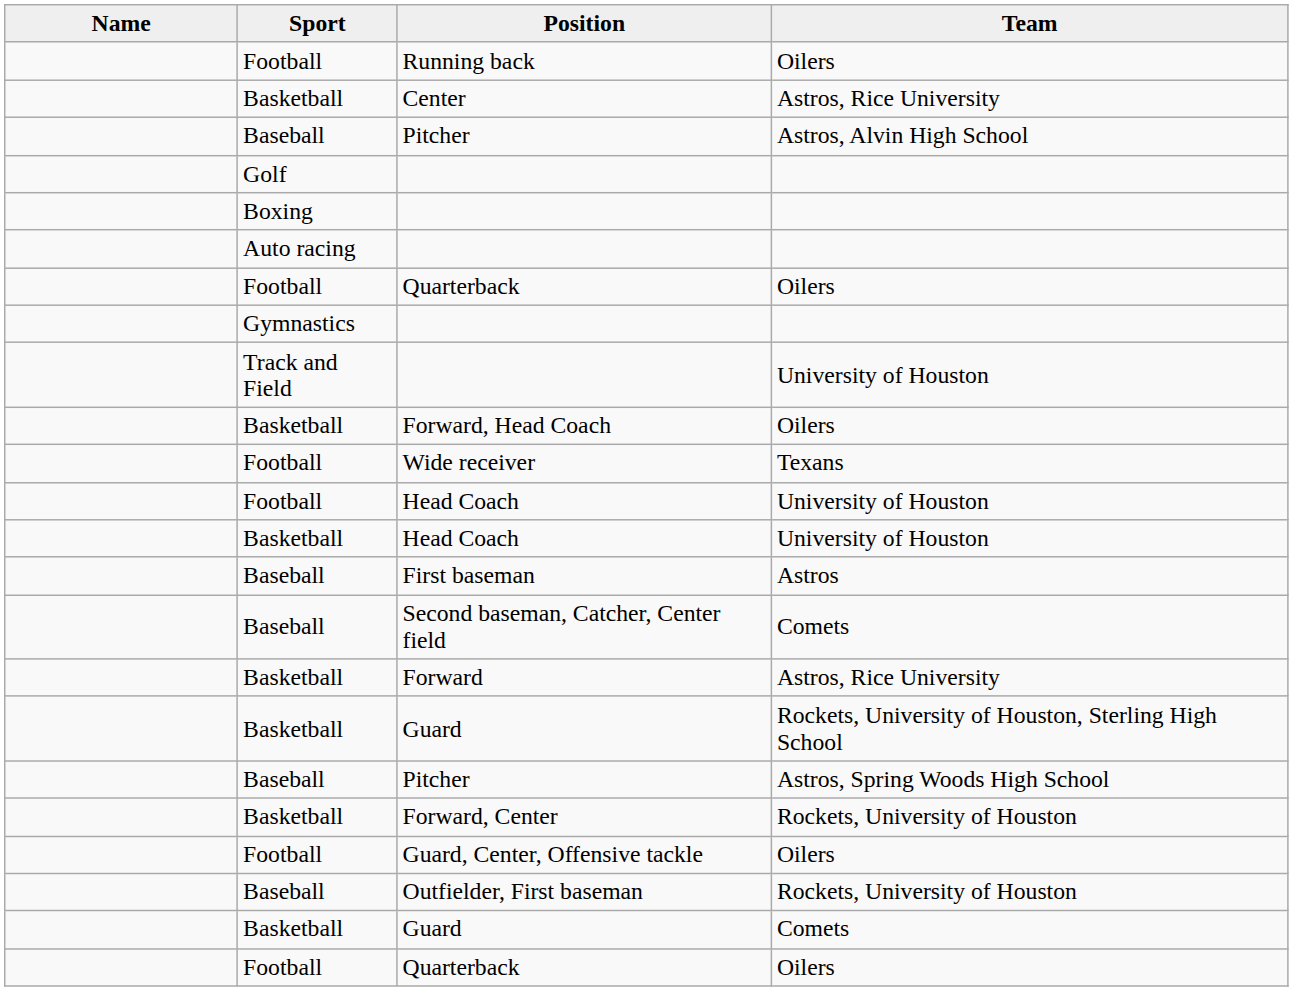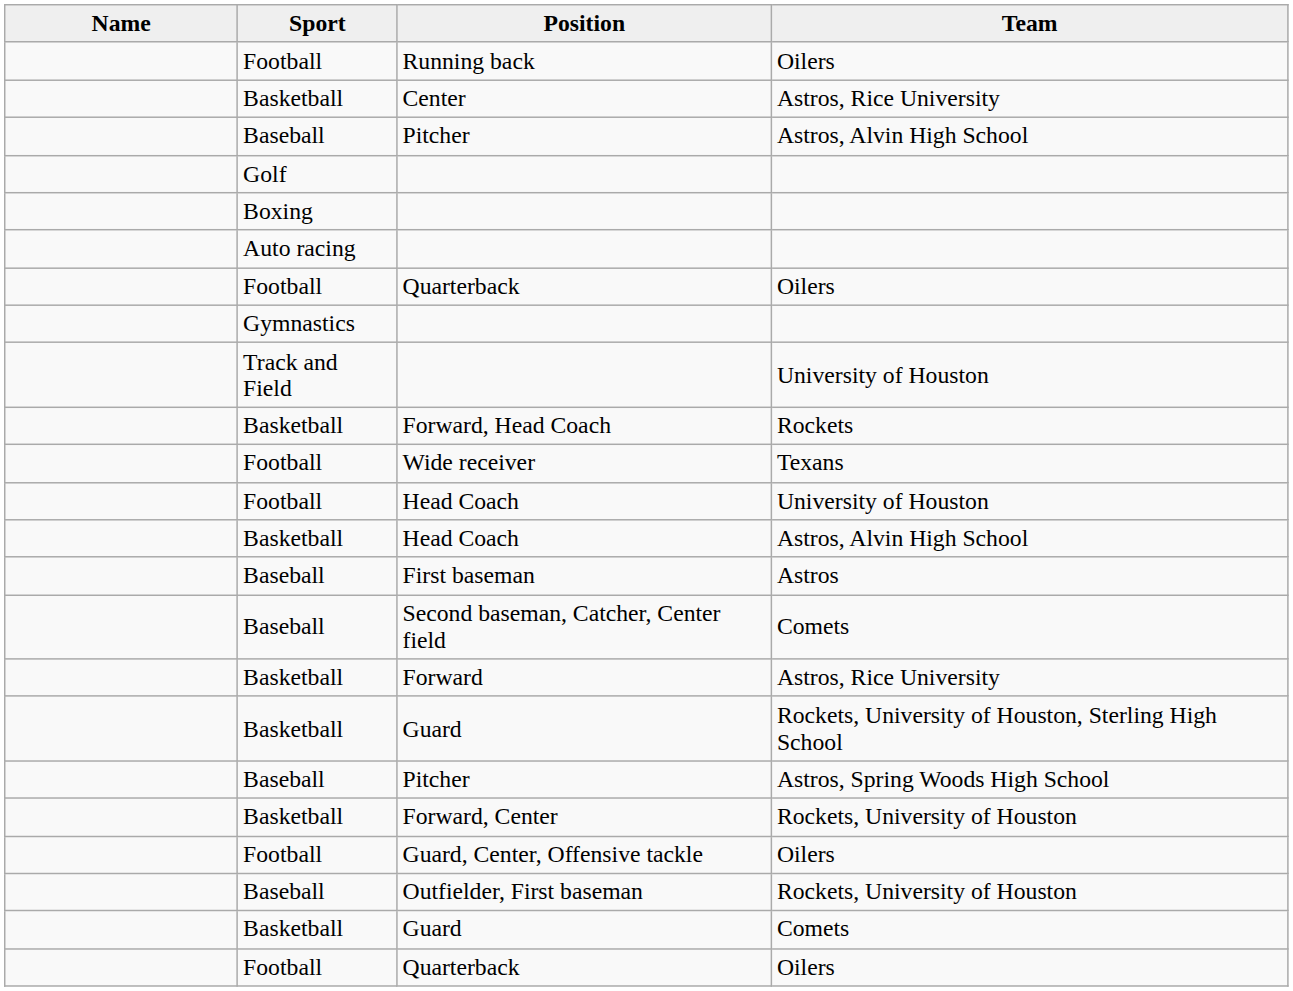(806, 425) Oilers -> (815, 425) Rockets
(883, 538) University of Houston -> (903, 538) Astros, Alvin High School
